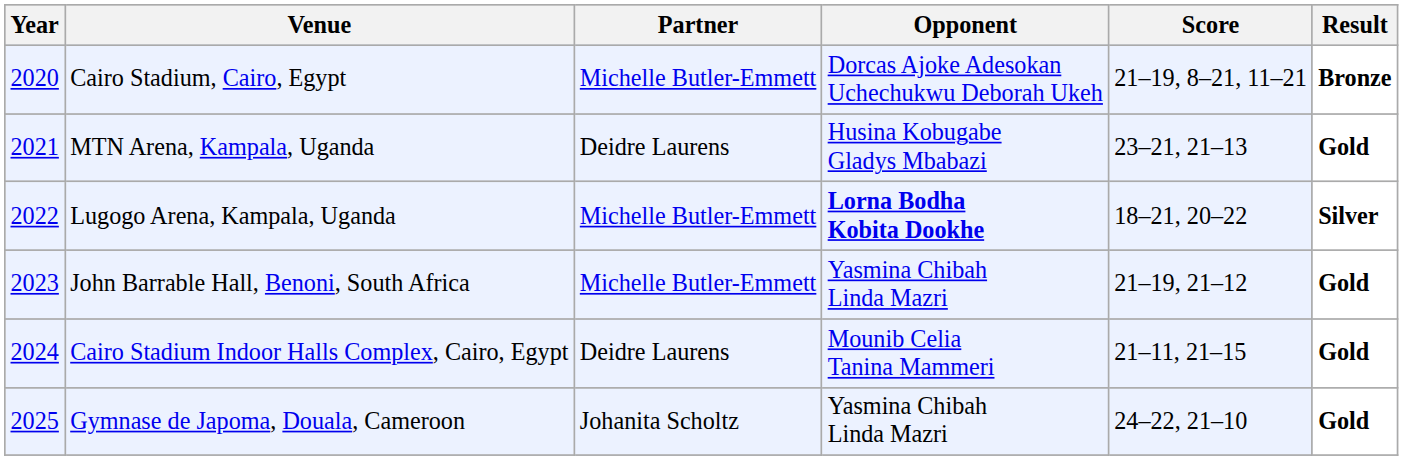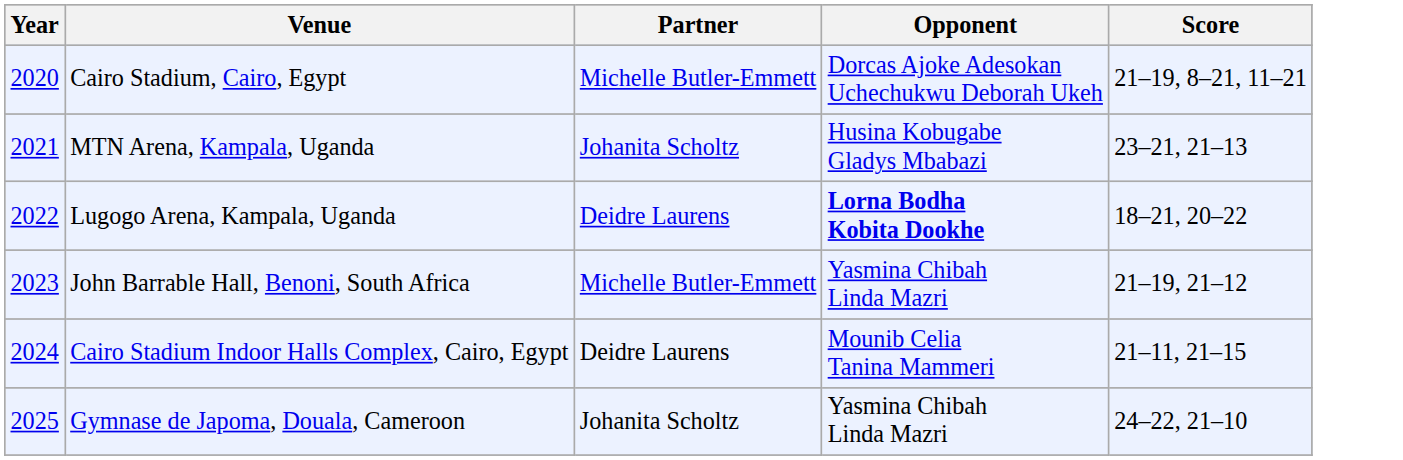- column: (1355, 24)
(655, 147) Deidre Laurens -> (659, 147) Johanita Scholtz
(698, 215) Michelle Butler-Emmett -> (655, 215) Deidre Laurens
